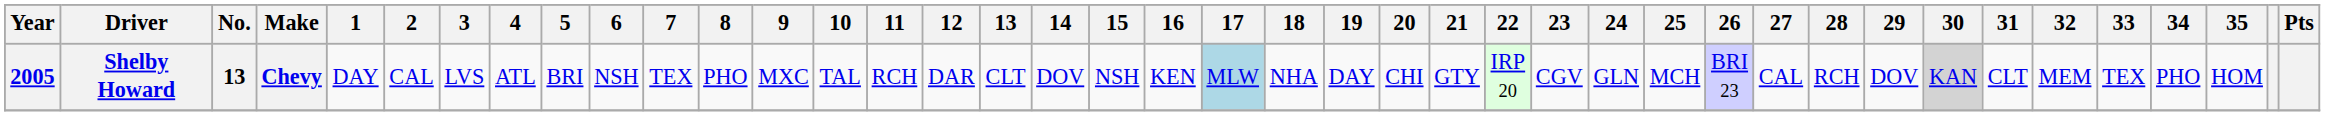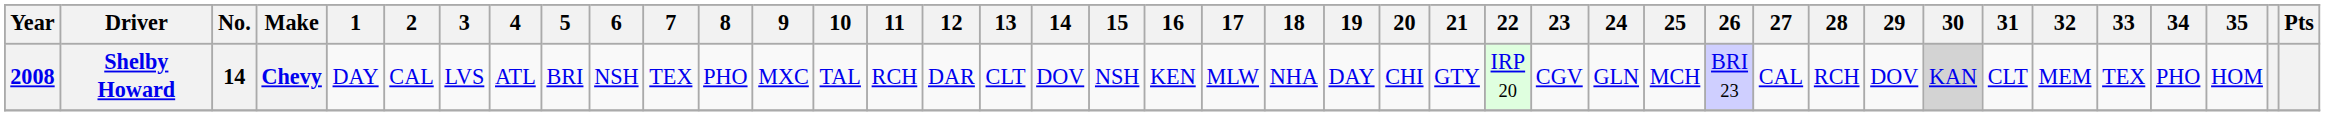(32, 76) 2005 -> (32, 76) 2008
(234, 76) 13 -> (234, 76) 14
(1233, 76) lightblue background -> (1233, 76) no background
